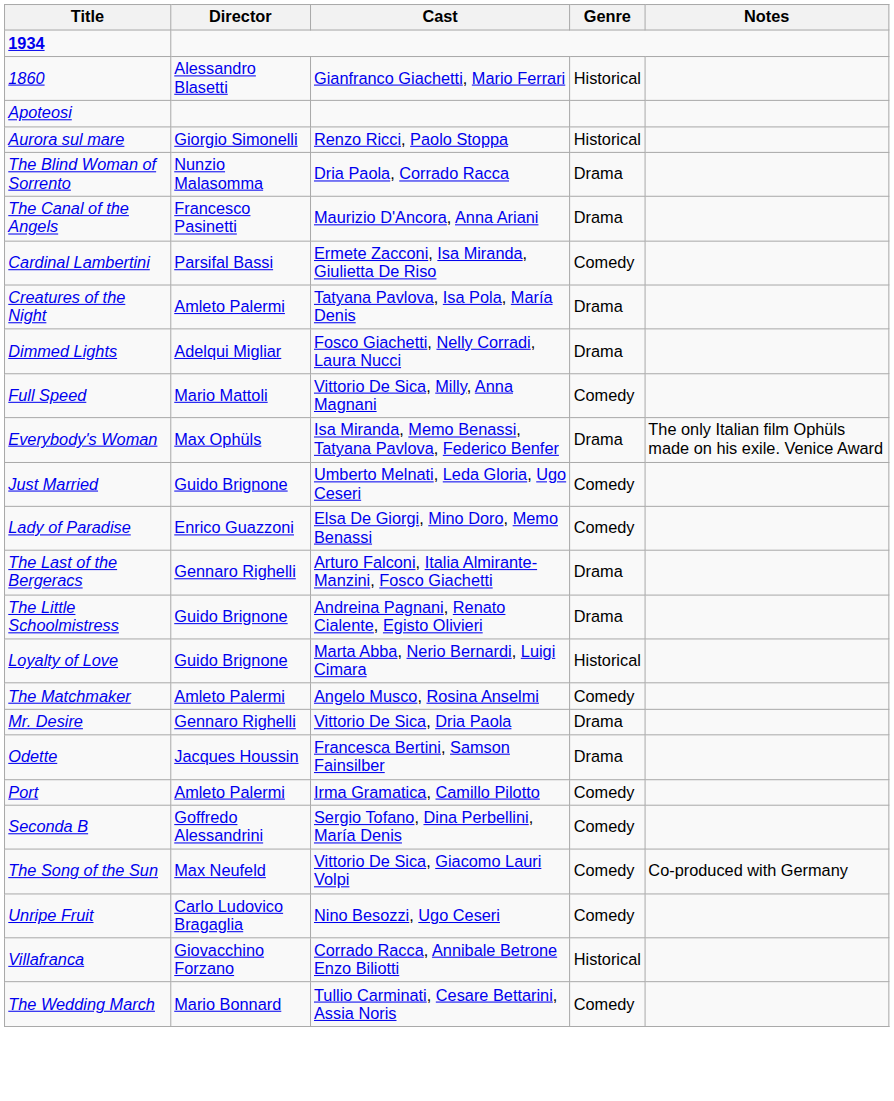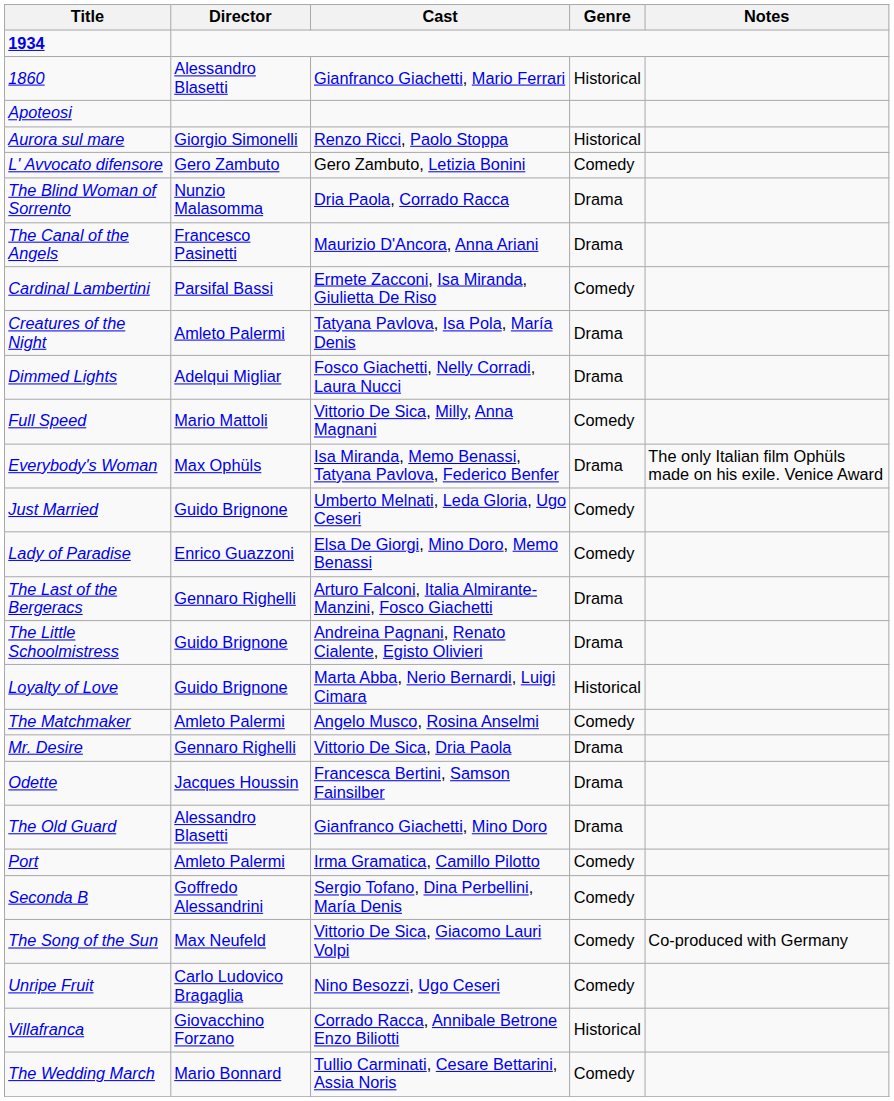+ row: (86, 165)
+ row: (62, 827)
